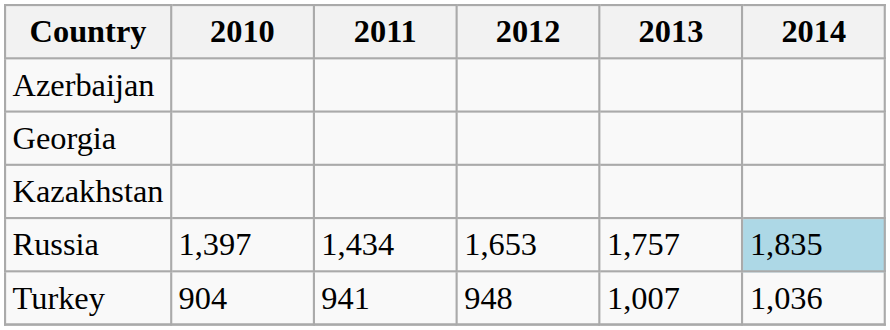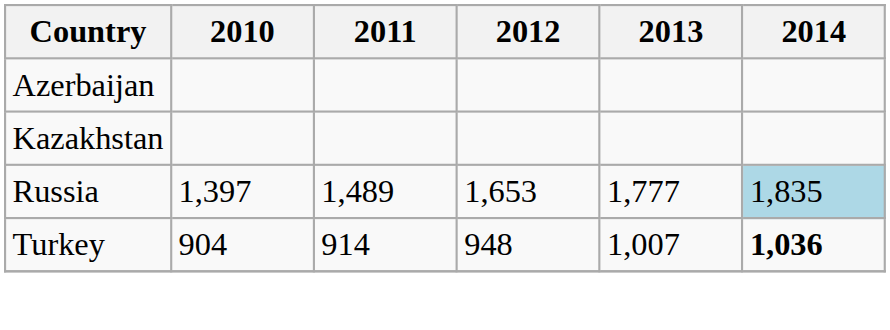- row: (64, 138)
(358, 244) 1,434 -> (358, 191) 1,489
(643, 244) 1,757 -> (643, 191) 1,777
(346, 298) 941 -> (346, 244) 914
(786, 298) normal -> (786, 244) bold
